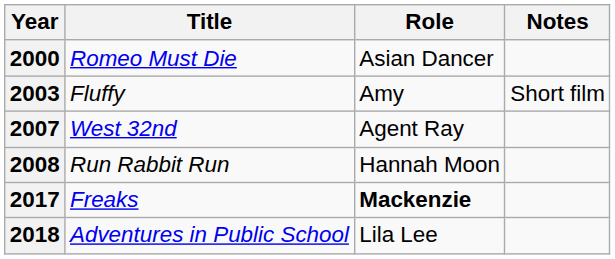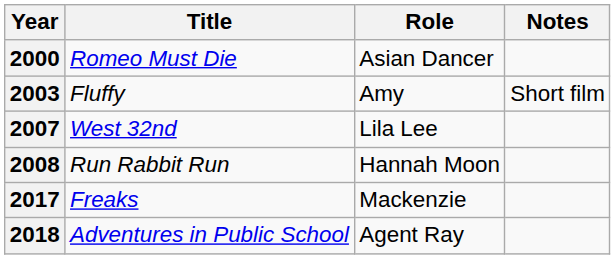(412, 128) Agent Ray -> (399, 128) Lila Lee
(415, 199) bold -> (413, 199) normal
(399, 235) Lila Lee -> (412, 235) Agent Ray
